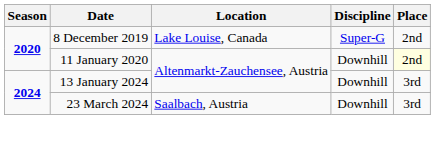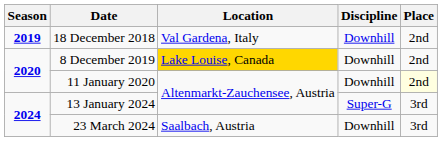+ row: (104, 37)
(211, 37) no background -> (218, 59) gold background
(362, 37) Super-G -> (369, 59) Downhill
(362, 81) Downhill -> (369, 103) Super-G
